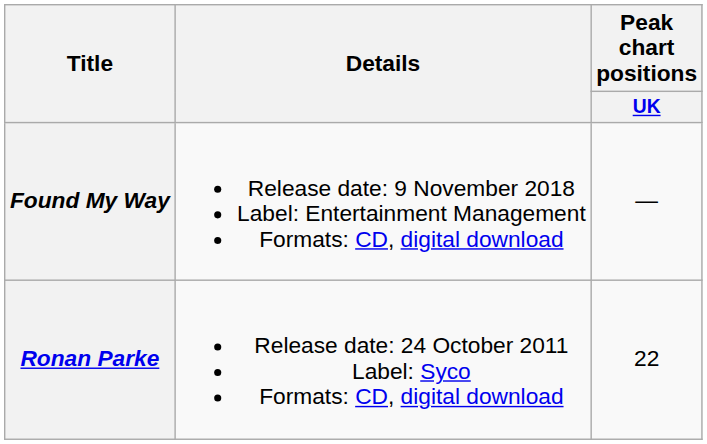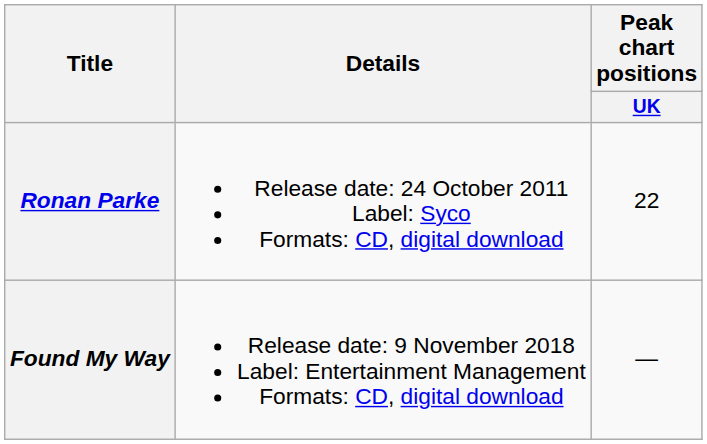rows swapped: (90, 359) <-> (90, 201)
